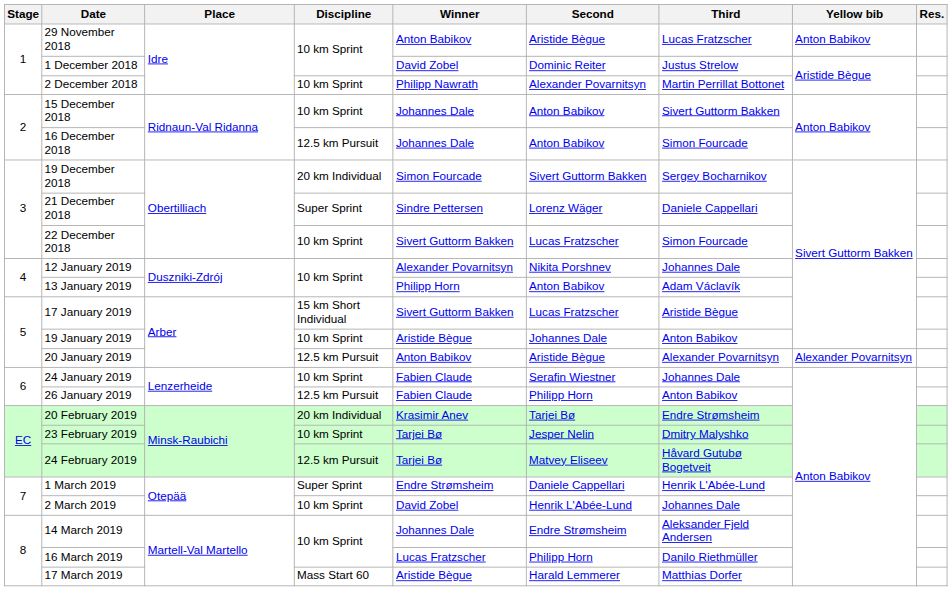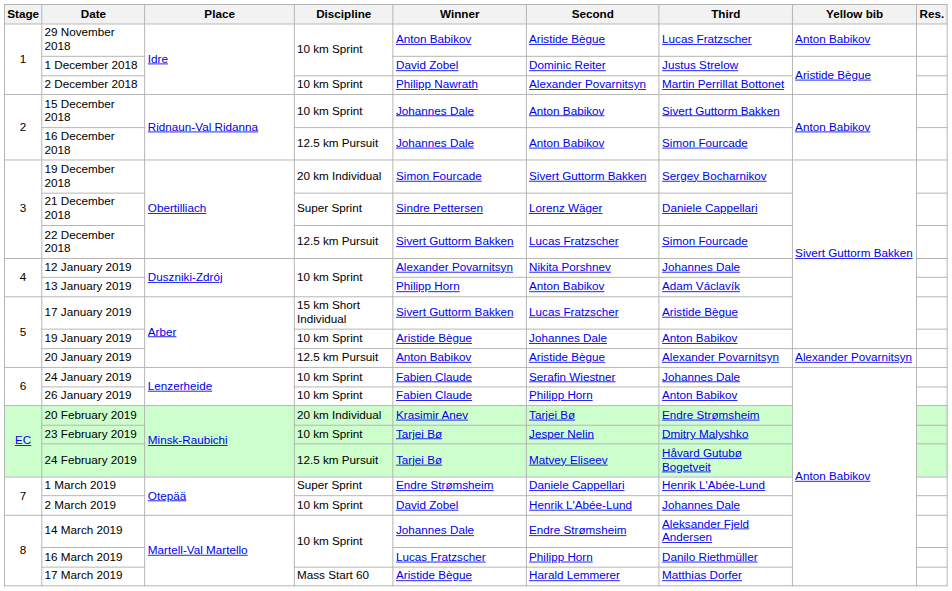(330, 241) 10 km Sprint -> (338, 241) 12.5 km Pursuit
(338, 395) 12.5 km Pursuit -> (330, 395) 10 km Sprint
